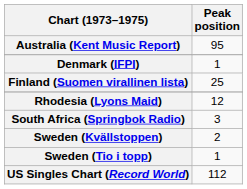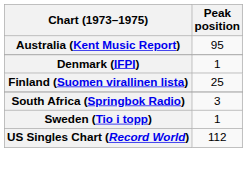- row: (98, 100)
- row: (98, 138)
